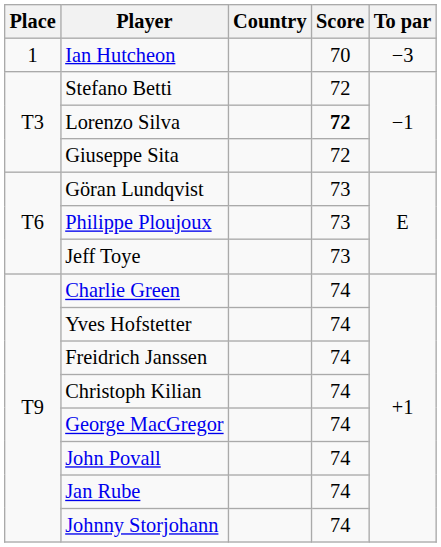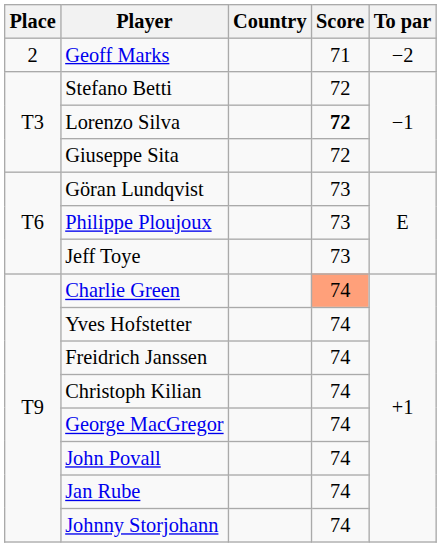- row: (120, 55)
+ row: (117, 55)
(340, 290) no background -> (340, 290) lightsalmon background
